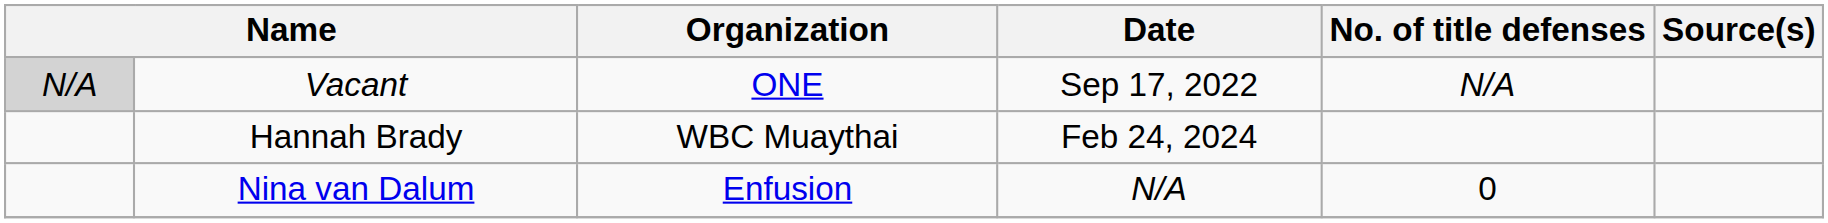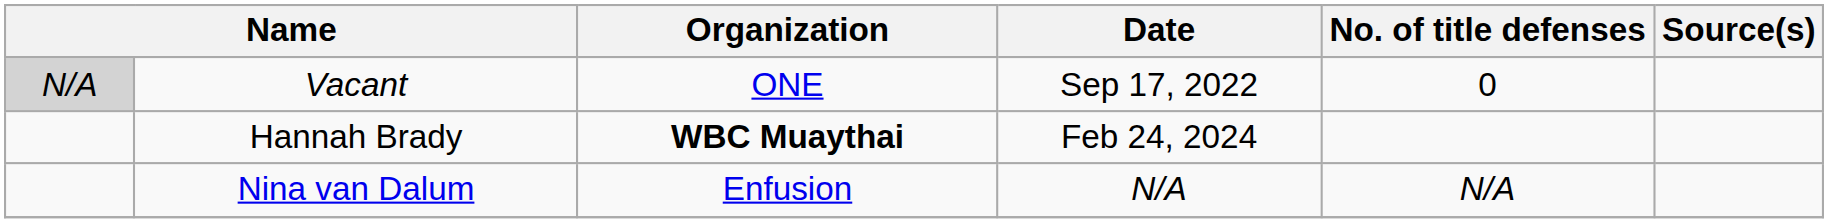(1488, 83) N/A -> (1488, 83) 0
(787, 136) normal -> (788, 136) bold
(1488, 189) 0 -> (1488, 189) N/A
